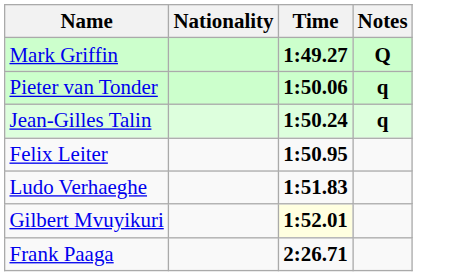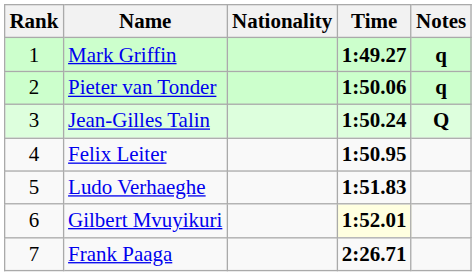+ column: (34, 21)
(383, 54) Q -> (441, 54) q
(383, 120) q -> (441, 120) Q
